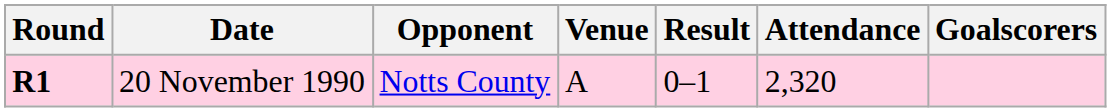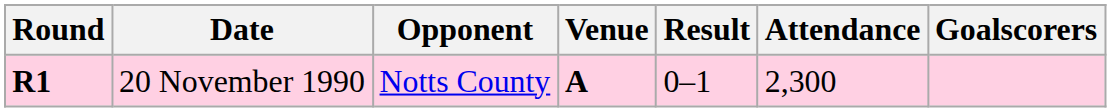(576, 80) normal -> (576, 80) bold
(801, 80) 2,320 -> (801, 80) 2,300
